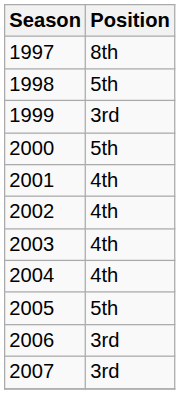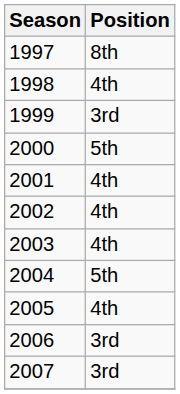(104, 84) 5th -> (104, 84) 4th
(104, 276) 4th -> (104, 276) 5th
(104, 308) 5th -> (104, 308) 4th
